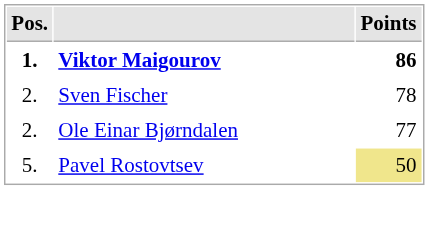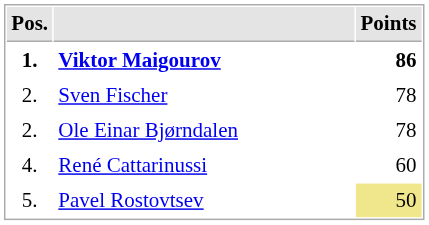(406, 130) 77 -> (406, 130) 78
+ row: (133, 165)
